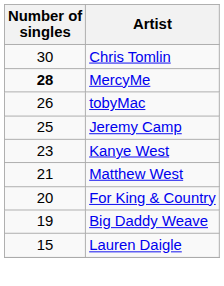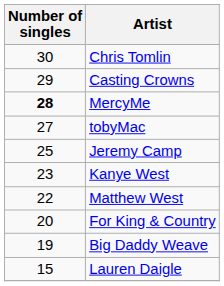+ row: (142, 80)
(45, 103) 26 -> (45, 127) 27
(45, 174) 21 -> (45, 198) 22
